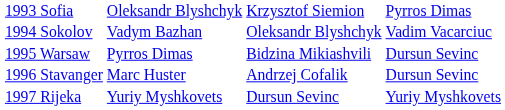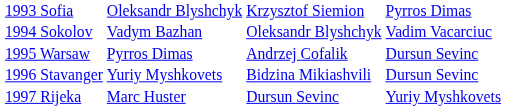(309, 53) Bidzina Mikiashvili -> (297, 53) Andrzej Cofalik
(146, 75) Marc Huster -> (165, 75) Yuriy Myshkovets
(297, 75) Andrzej Cofalik -> (309, 75) Bidzina Mikiashvili
(165, 97) Yuriy Myshkovets -> (146, 97) Marc Huster
